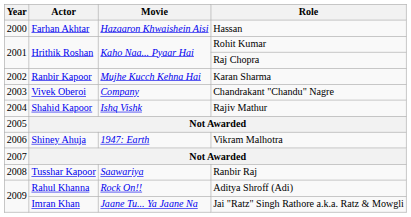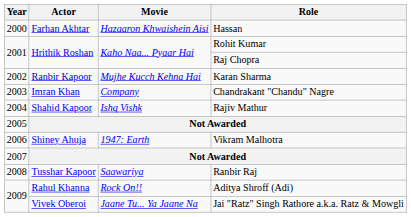(59, 92) Vivek Oberoi -> (56, 92) Imran Khan
(56, 204) Imran Khan -> (59, 204) Vivek Oberoi
